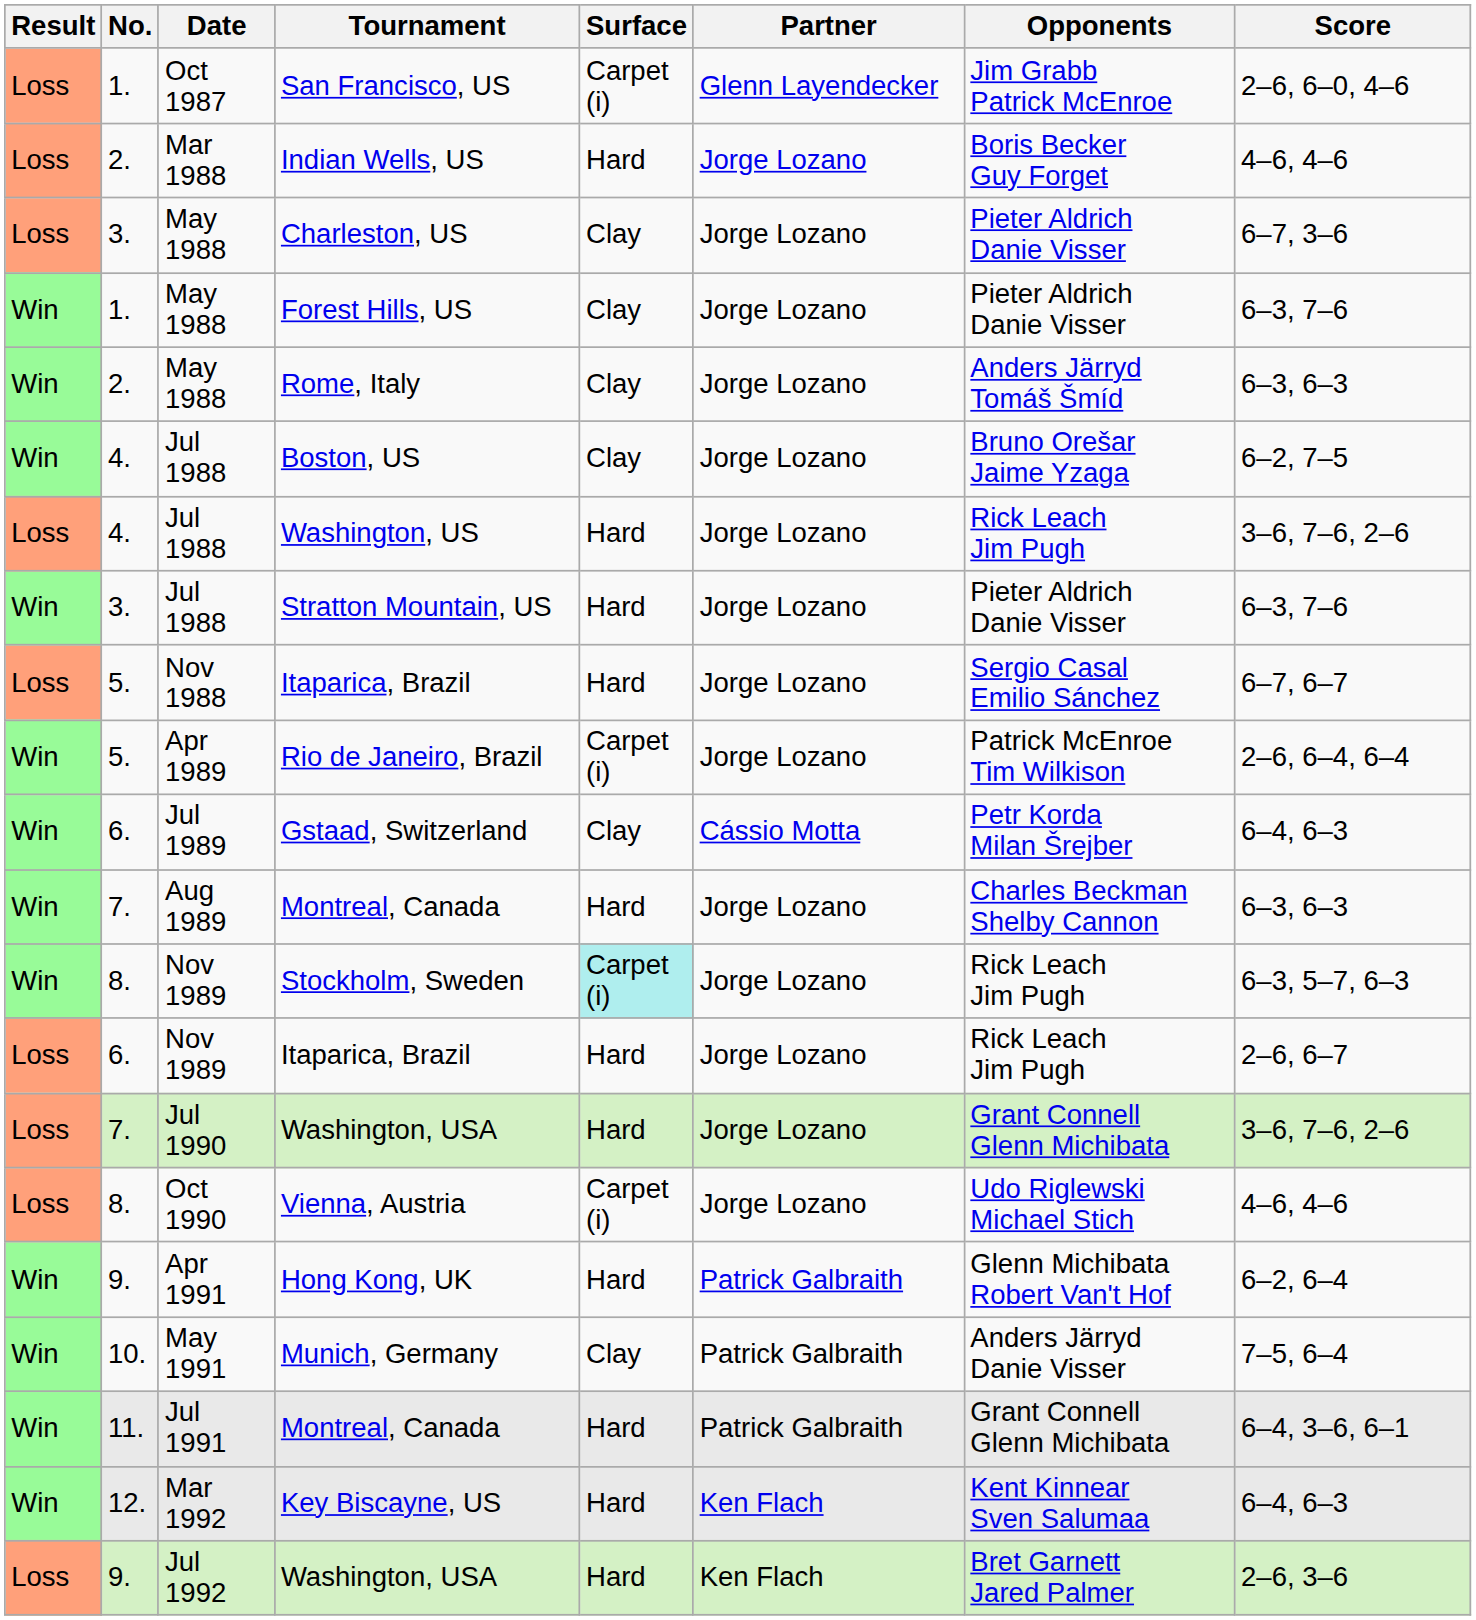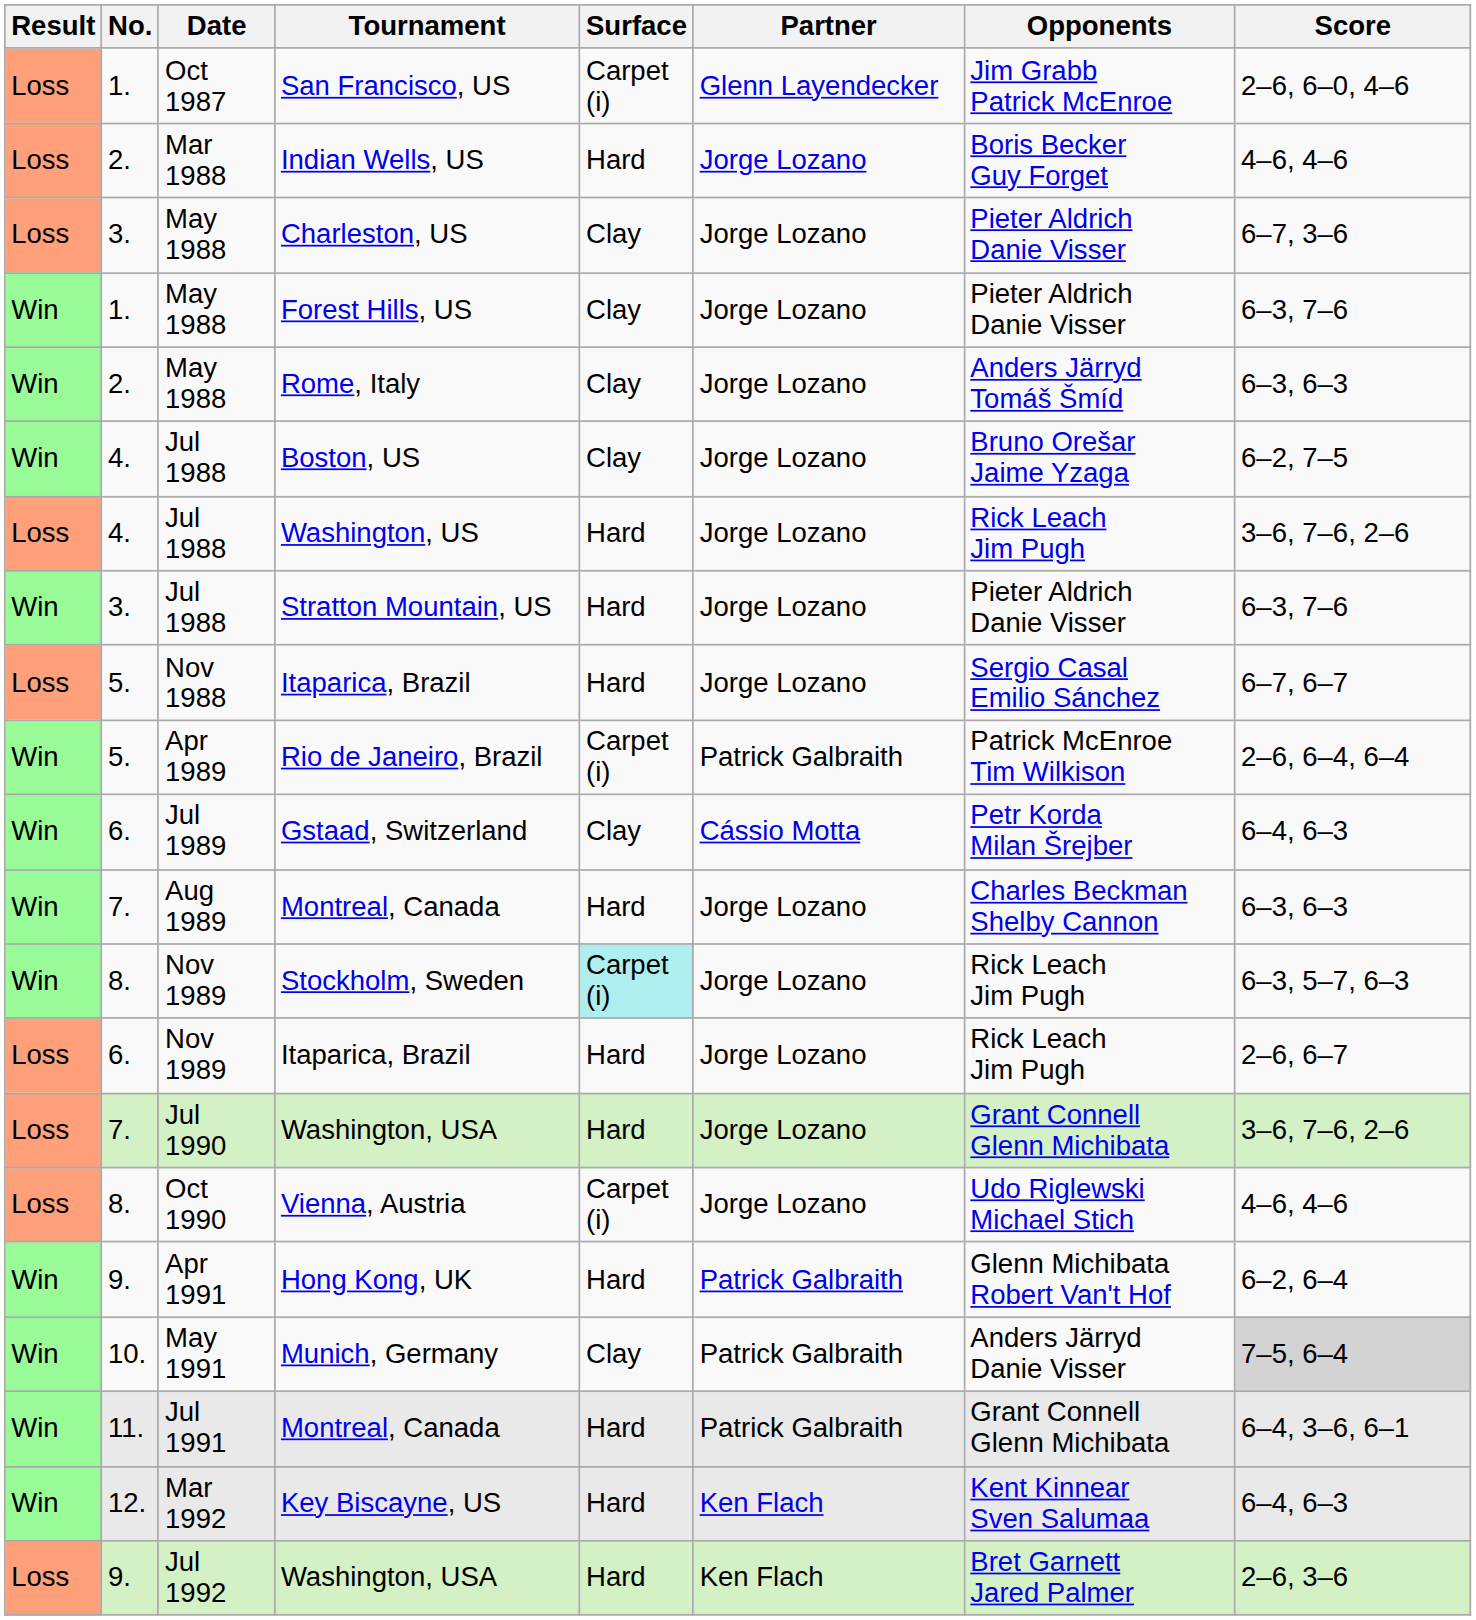(783, 756) Jorge Lozano -> (801, 756) Patrick Galbraith
(1295, 1353) no background -> (1295, 1353) lightgrey background
